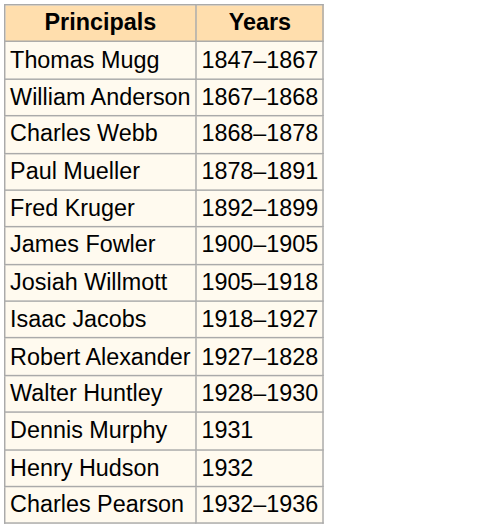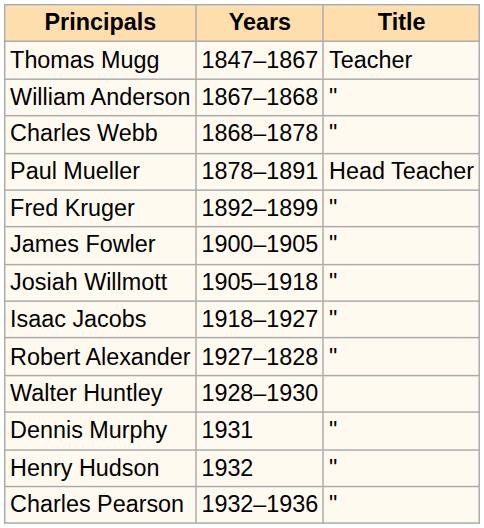+ column: (402, 23)
